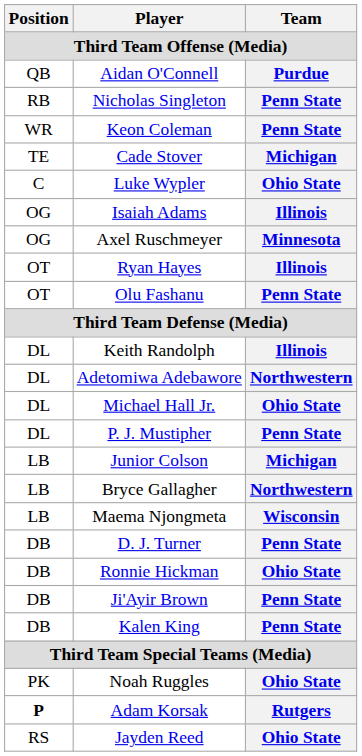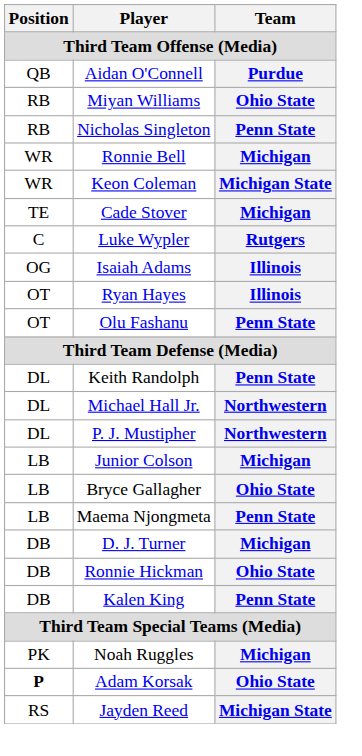+ row: (144, 101)
+ row: (144, 156)
(301, 128) Penn State -> (275, 184) Michigan State
(301, 184) Ohio State -> (275, 239) Rutgers
- row: (159, 239)
(301, 350) Illinois -> (275, 377) Penn State
- row: (159, 377)
(301, 405) Ohio State -> (275, 405) Northwestern
(301, 433) Penn State -> (275, 433) Northwestern
(301, 488) Northwestern -> (275, 488) Ohio State
(301, 516) Wisconsin -> (275, 516) Penn State
(301, 543) Penn State -> (275, 543) Michigan
- row: (159, 599)
(301, 682) Ohio State -> (275, 654) Michigan
(301, 709) Rutgers -> (275, 682) Ohio State
(301, 737) Ohio State -> (275, 709) Michigan State
